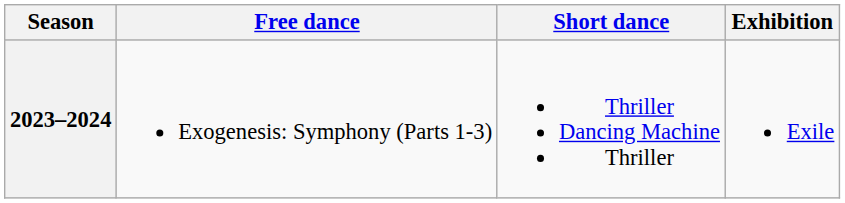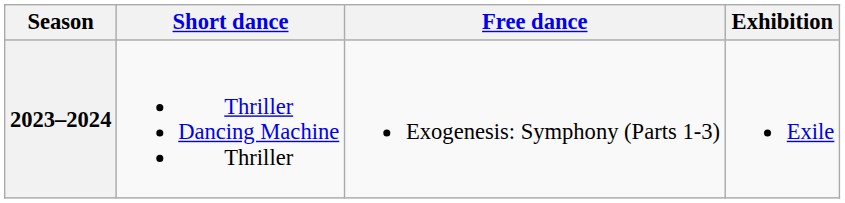columns swapped: (611, 22) <-> (307, 22)
